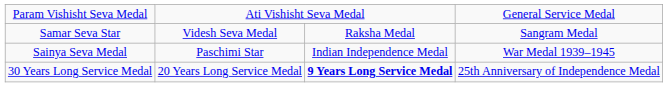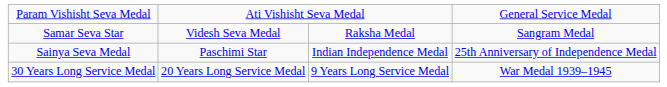(559, 52) War Medal 1939–1945 -> (556, 52) 25th Anniversary of Independence Medal
(380, 71) bold -> (380, 71) normal
(559, 71) 25th Anniversary of Independence Medal -> (556, 71) War Medal 1939–1945
